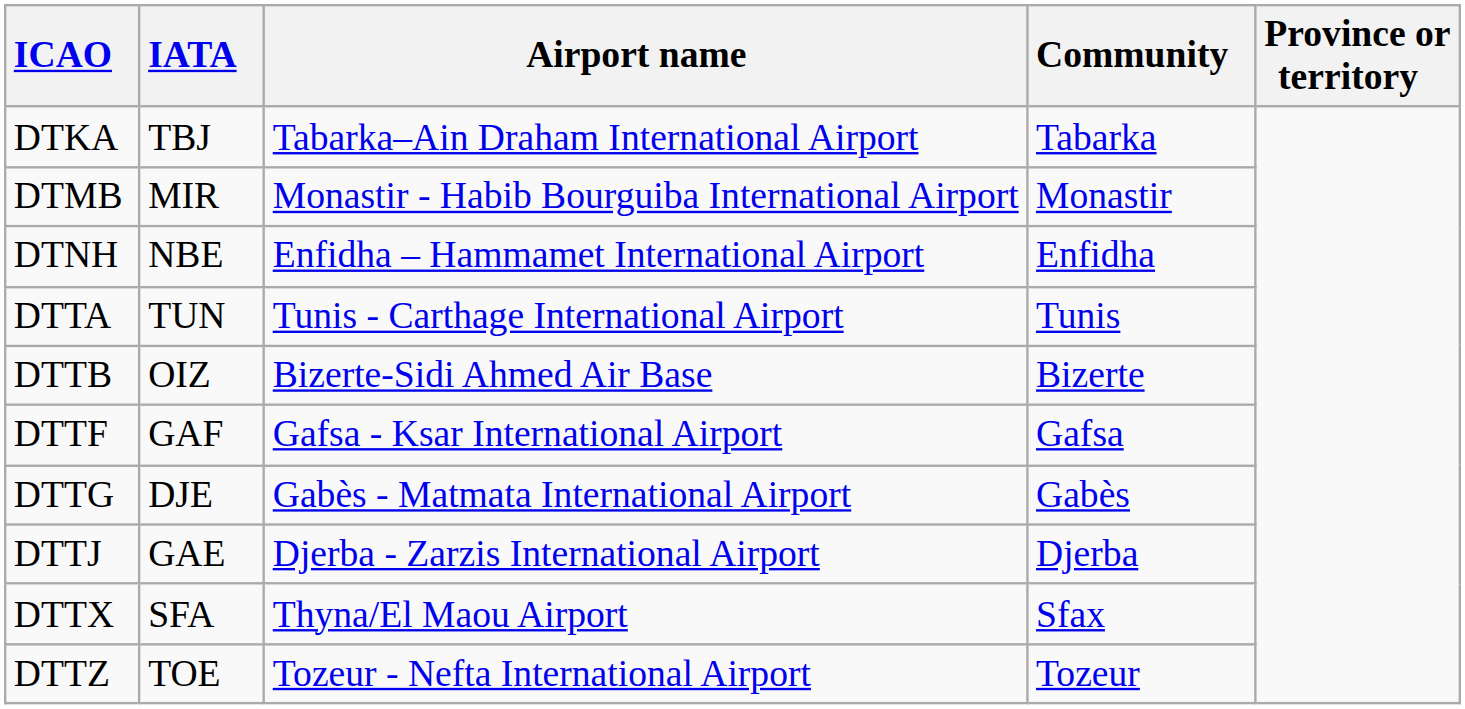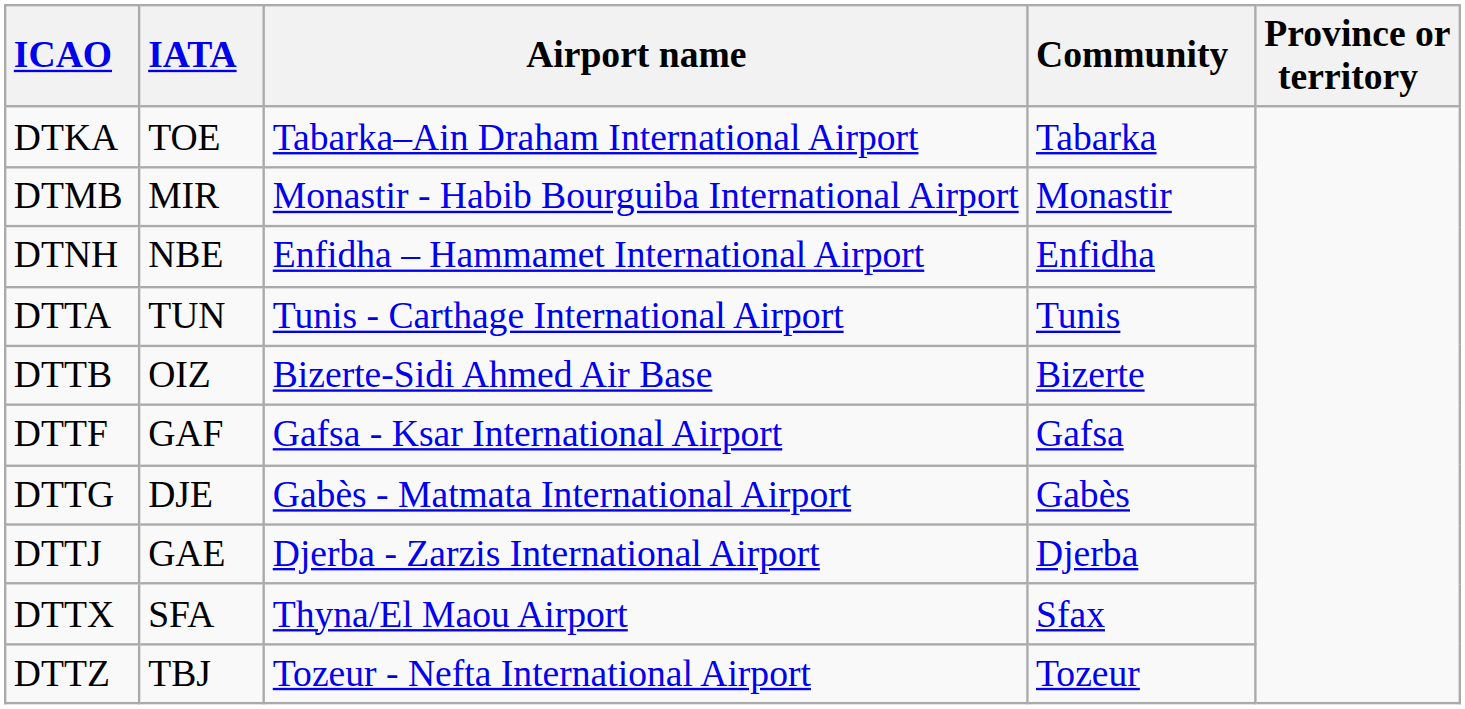(179, 136) TBJ -> (184, 136) TOE
(184, 672) TOE -> (179, 672) TBJ
